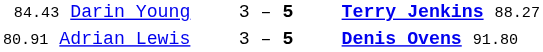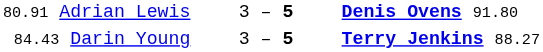rows swapped: (97, 39) <-> (102, 12)
